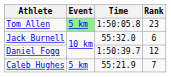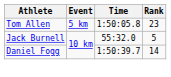(78, 24) lightgreen background -> (78, 24) no background
(154, 38) 6 -> (154, 38) 5
(154, 52) 12 -> (154, 52) 14
- row: (35, 65)
